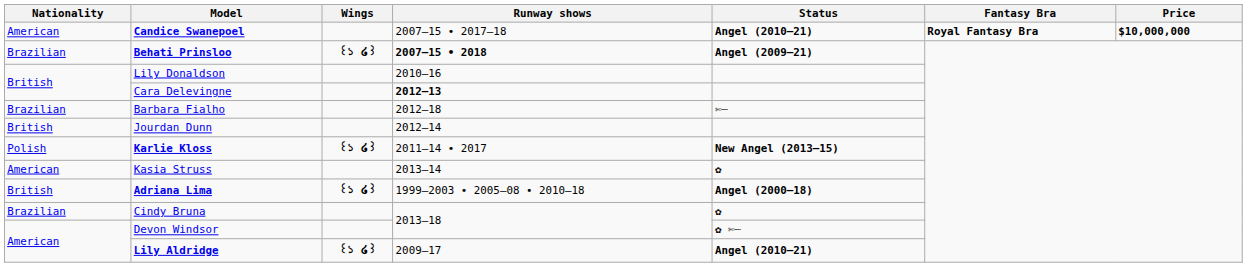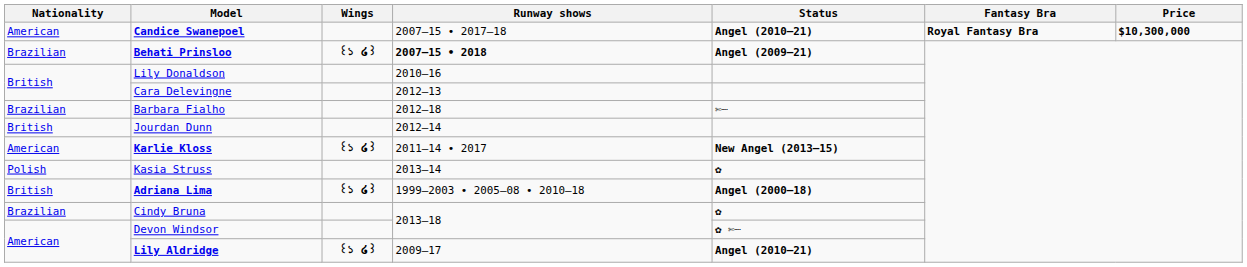(1154, 32) $10,000,000 -> (1154, 32) $10,300,000
(418, 92) bold -> (418, 92) normal
(27, 149) Polish -> (33, 149) American
(33, 170) American -> (27, 170) Polish
